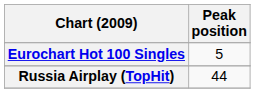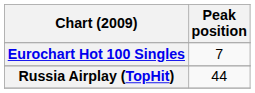(219, 54) 5 -> (219, 54) 7
